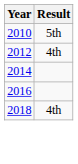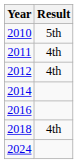+ row: (19, 52)
+ row: (19, 149)
